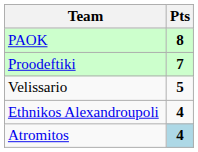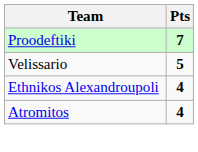- row: (28, 40)
(180, 135) lightblue background -> (180, 111) no background
